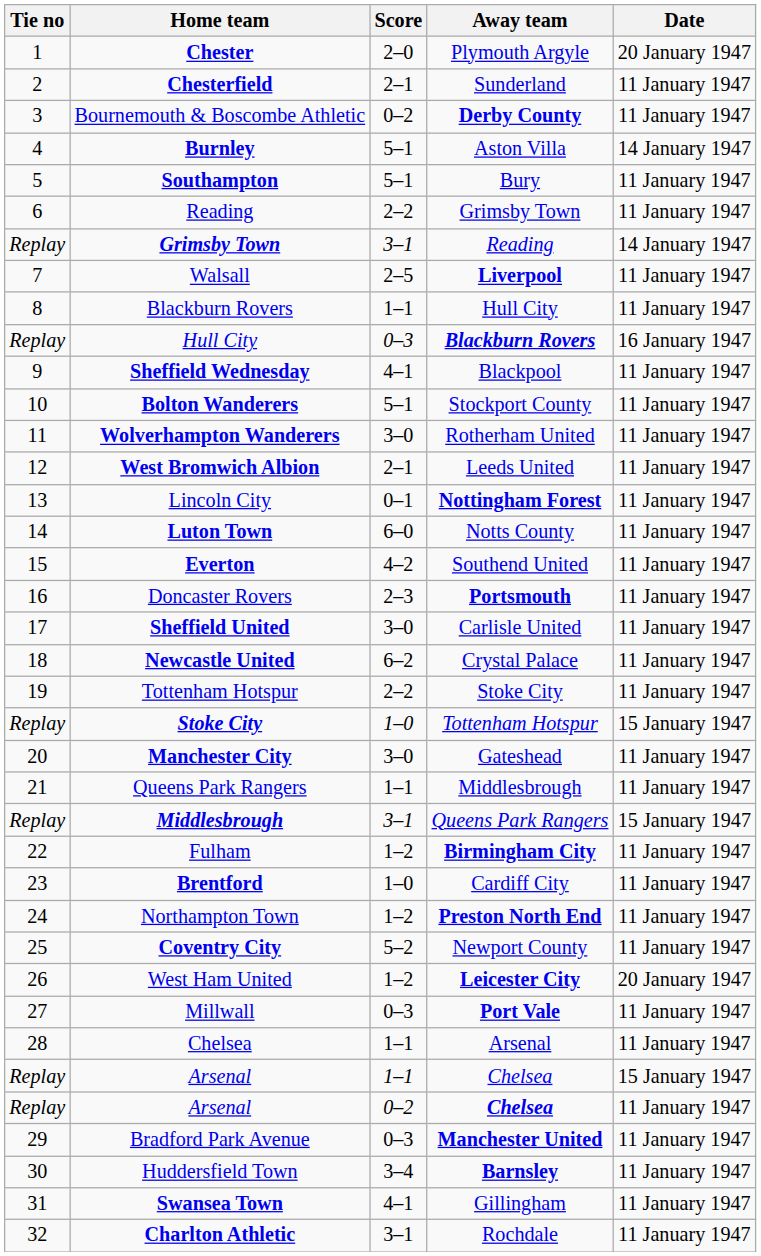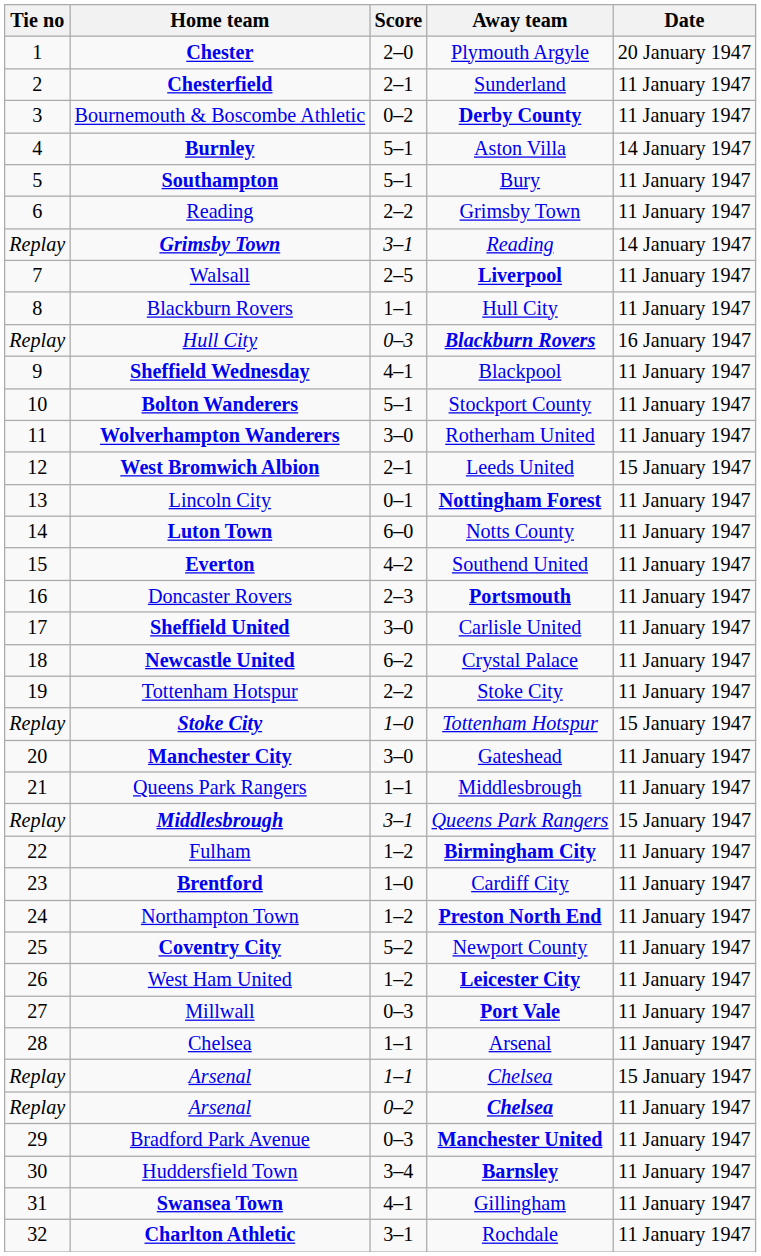(684, 468) 11 January 1947 -> (684, 468) 15 January 1947
(684, 979) 20 January 1947 -> (684, 979) 11 January 1947
